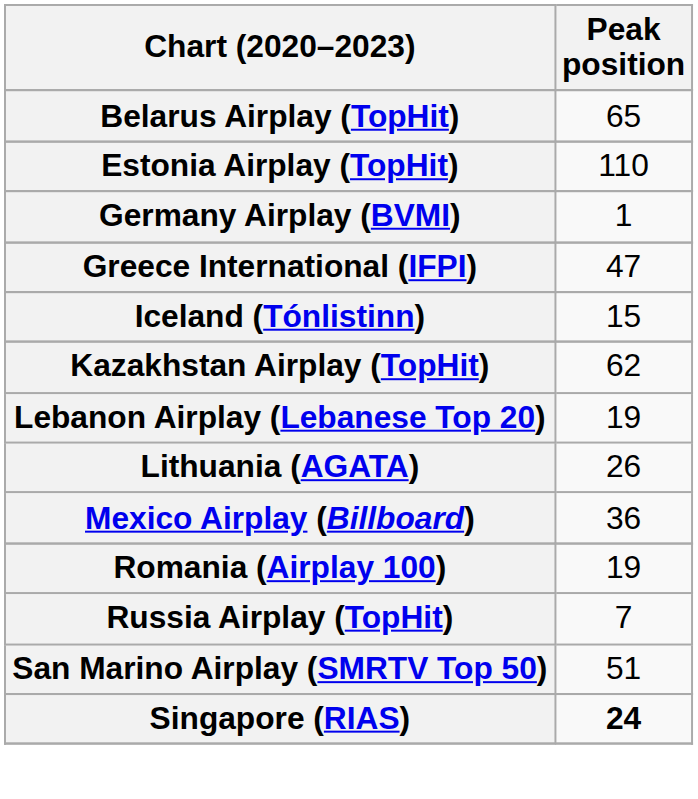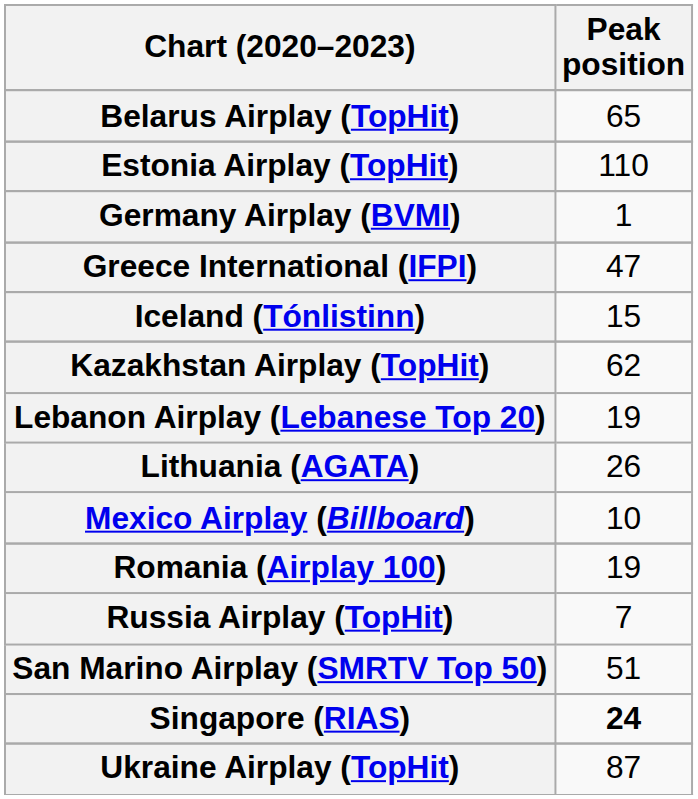(624, 517) 36 -> (624, 517) 10
+ row: (280, 768)
